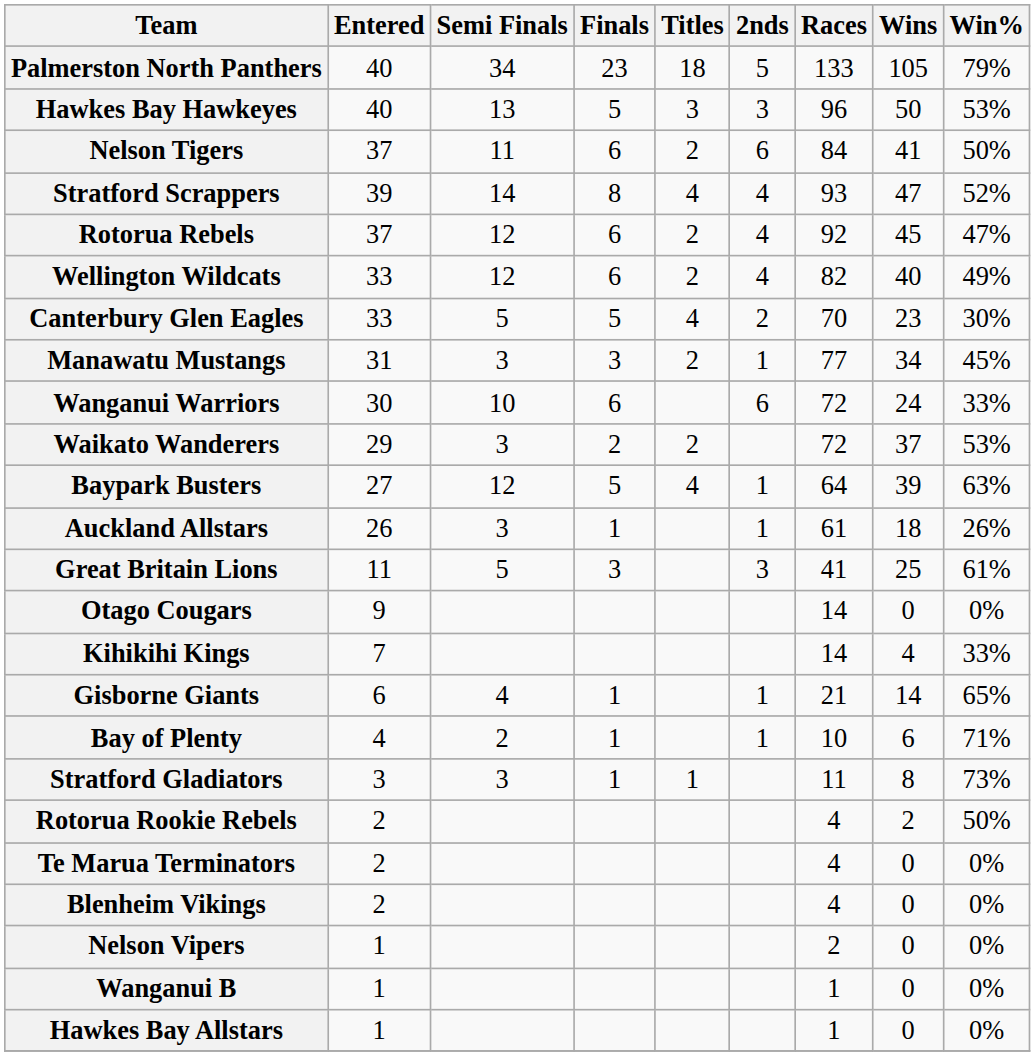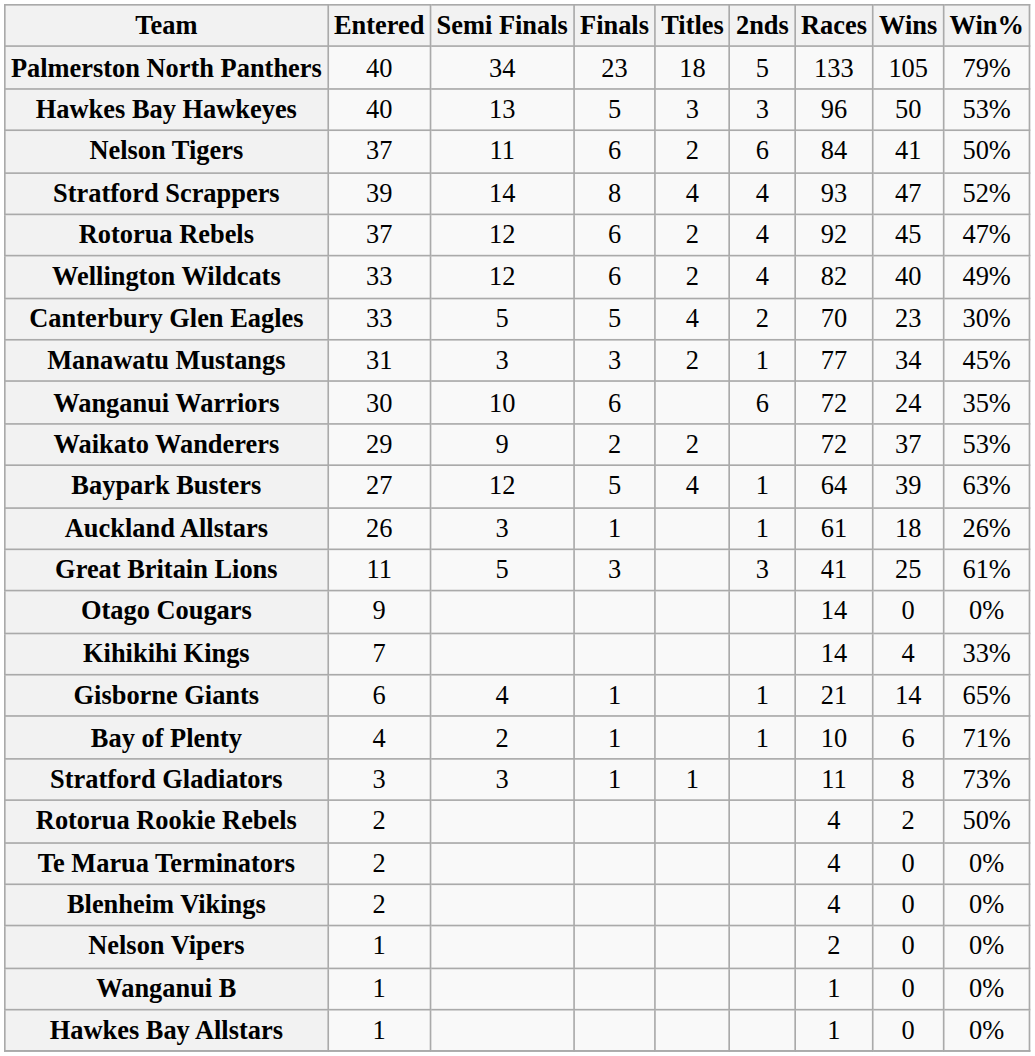(987, 402) 33% -> (987, 402) 35%
(502, 444) 3 -> (502, 444) 9
